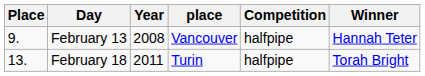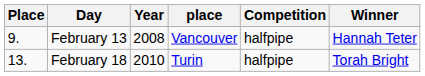(149, 60) 2011 -> (149, 60) 2010
